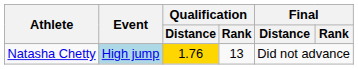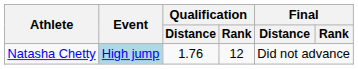(191, 54) gold background -> (191, 54) no background
(237, 54) 13 -> (237, 54) 12
